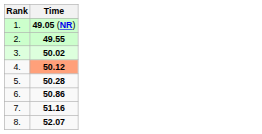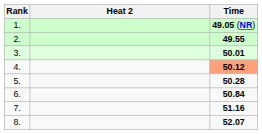+ column: (120, 12)
(54, 53) 50.02 -> (234, 53) 50.01
(54, 95) 50.86 -> (234, 95) 50.84
